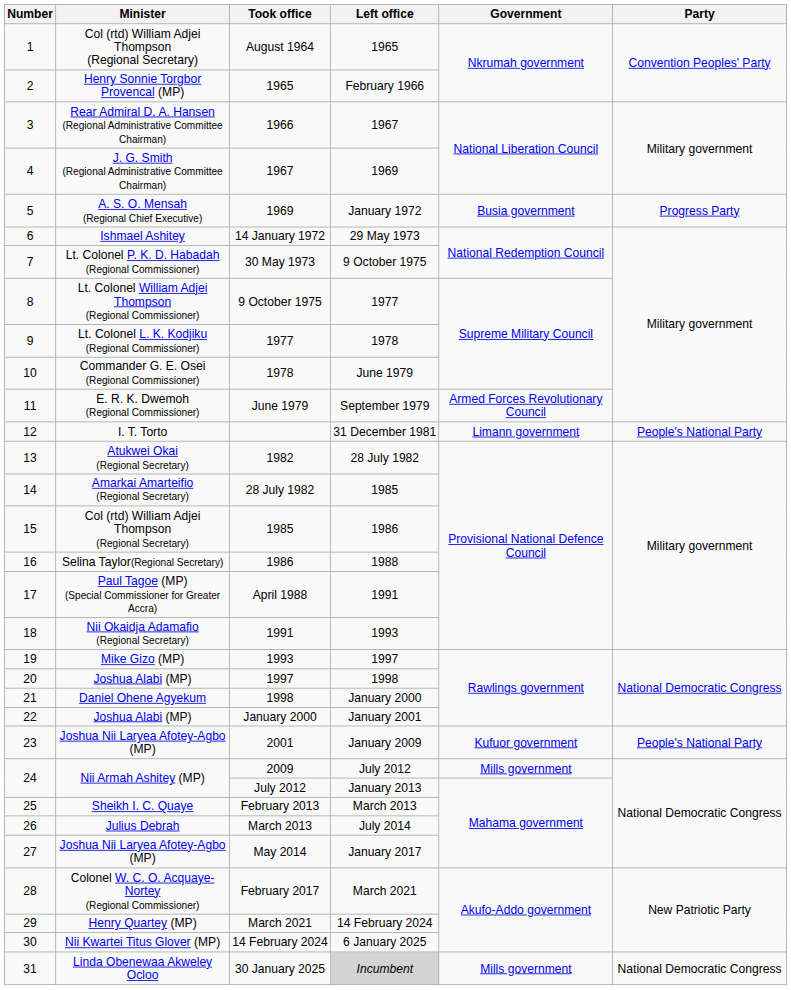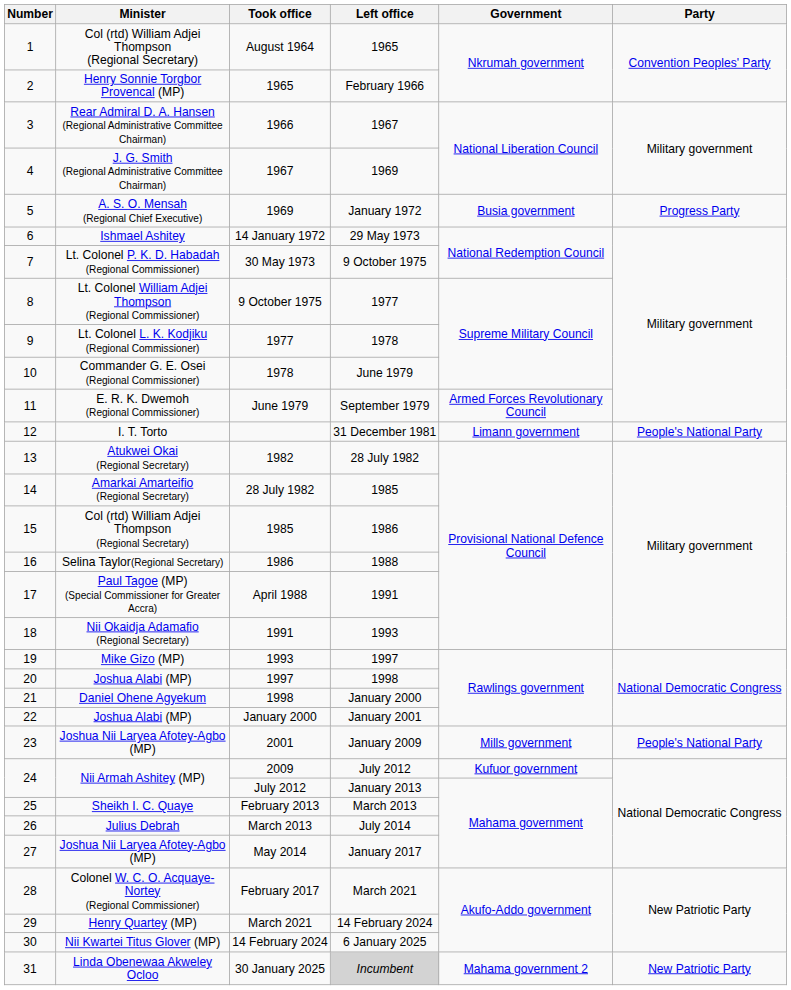(526, 743) Kufuor government -> (526, 743) Mills government
(526, 769) Mills government -> (526, 769) Kufuor government
(526, 969) Mills government -> (526, 969) Mahama government 2
(700, 969) National Democratic Congress -> (700, 969) New Patriotic Party
